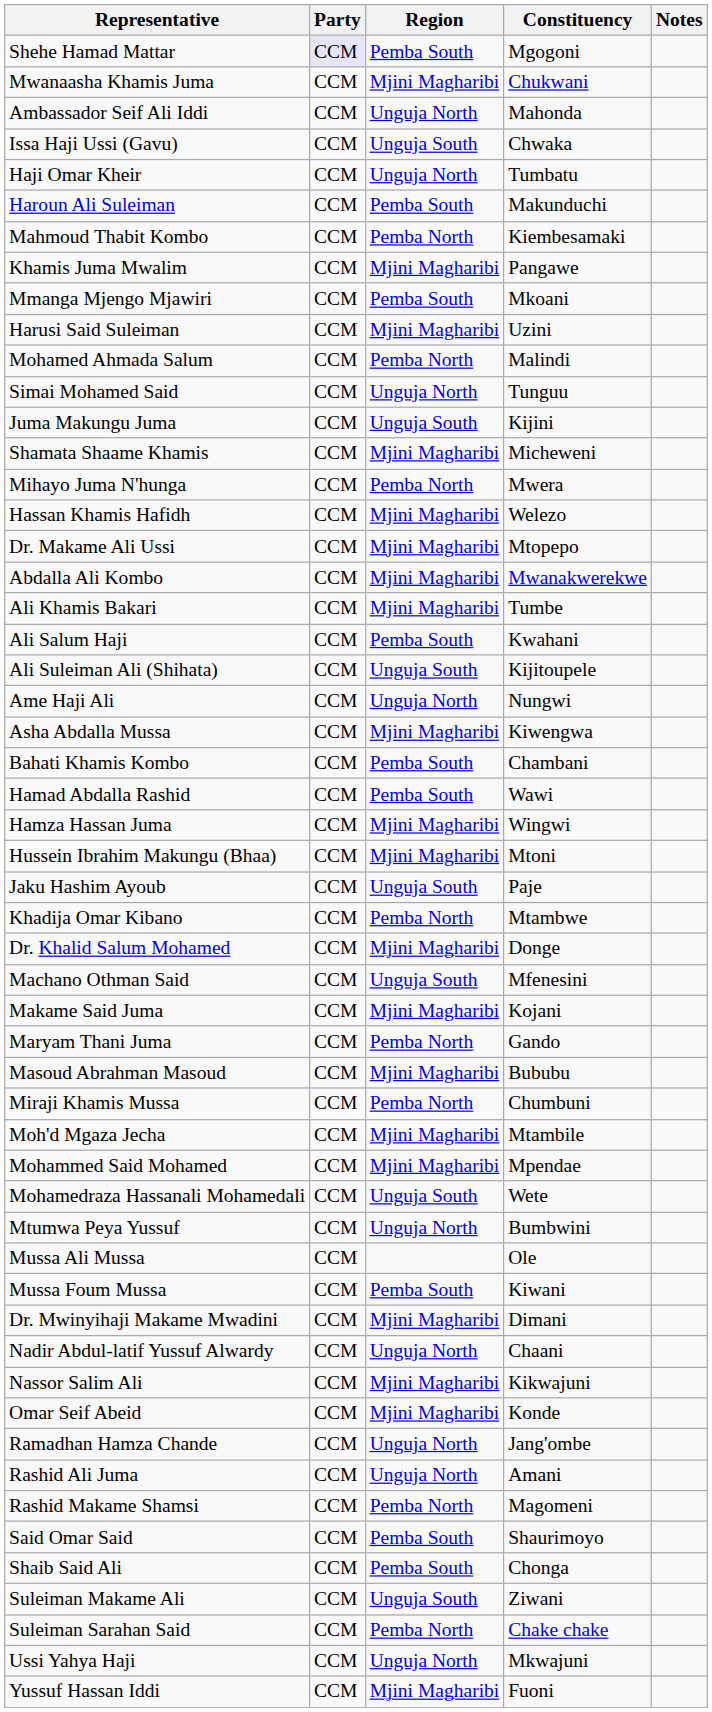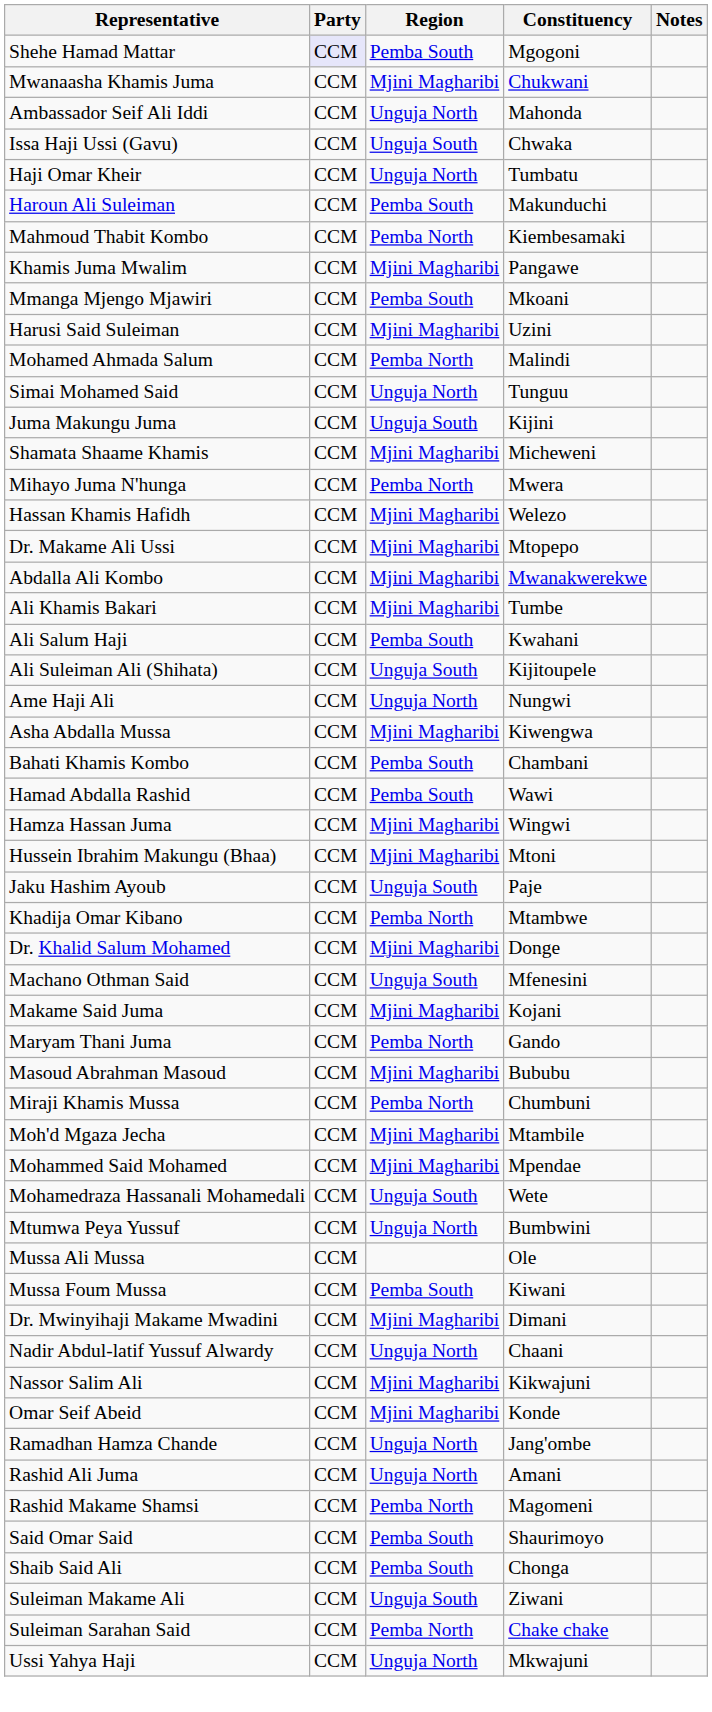- row: (84, 1691)
